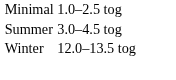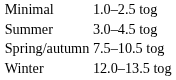+ row: (47, 48)
